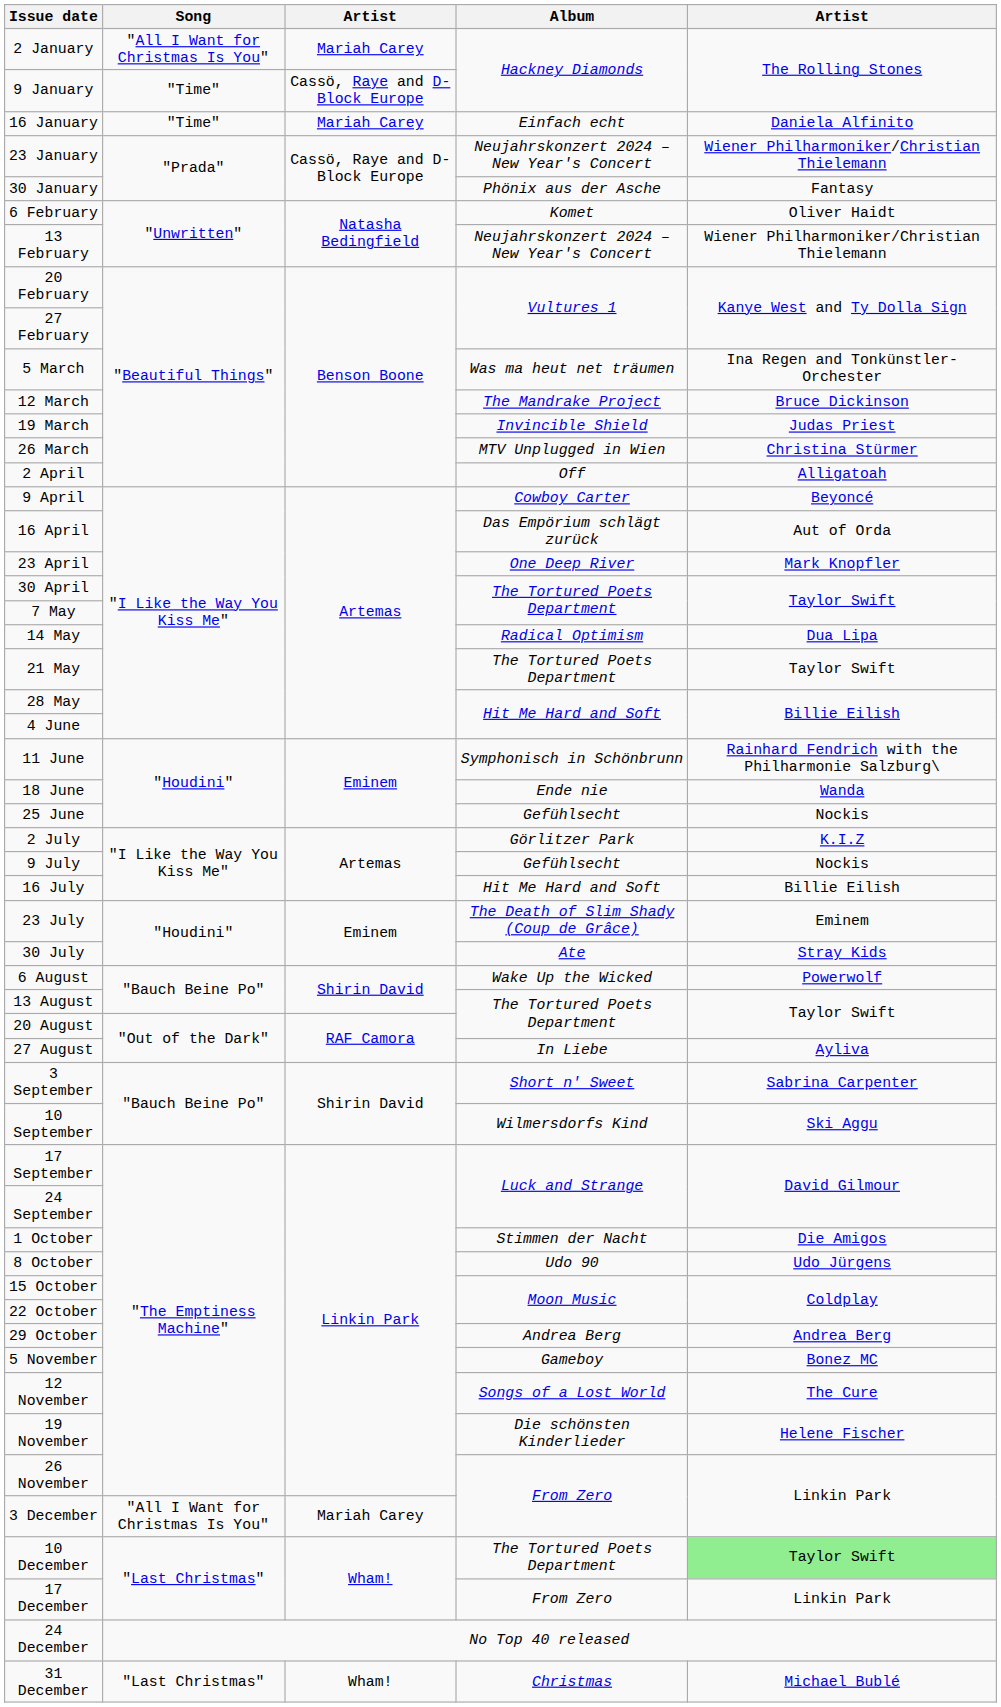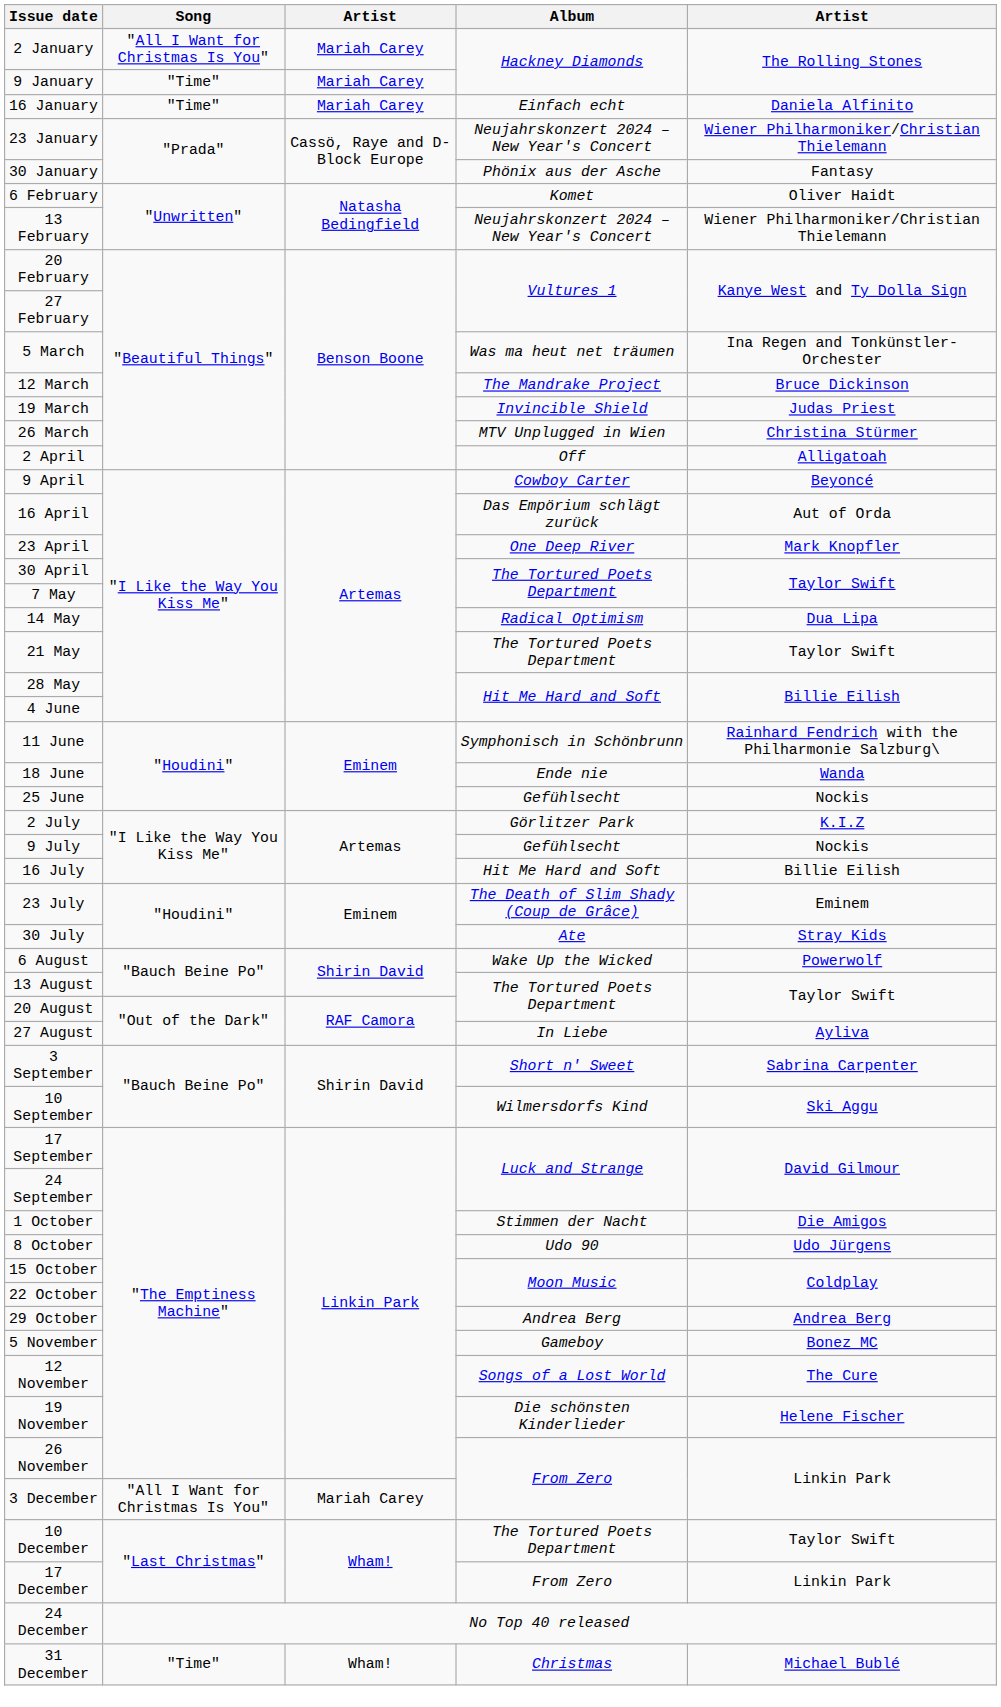(370, 91) Cassö, Raye and D-Block Europe -> (370, 82) Mariah Carey
(842, 1558) lightgreen background -> (842, 1541) no background
(193, 1682) "Last Christmas" -> (193, 1664) "Time"
